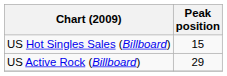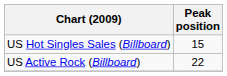(198, 62) 29 -> (198, 62) 22
